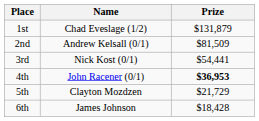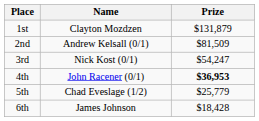(106, 28) Chad Eveslage (1/2) -> (106, 28) Clayton Mozdzen
(213, 60) $54,441 -> (213, 60) $54,247
(106, 92) Clayton Mozdzen -> (106, 92) Chad Eveslage (1/2)
(213, 92) $21,729 -> (213, 92) $25,779
